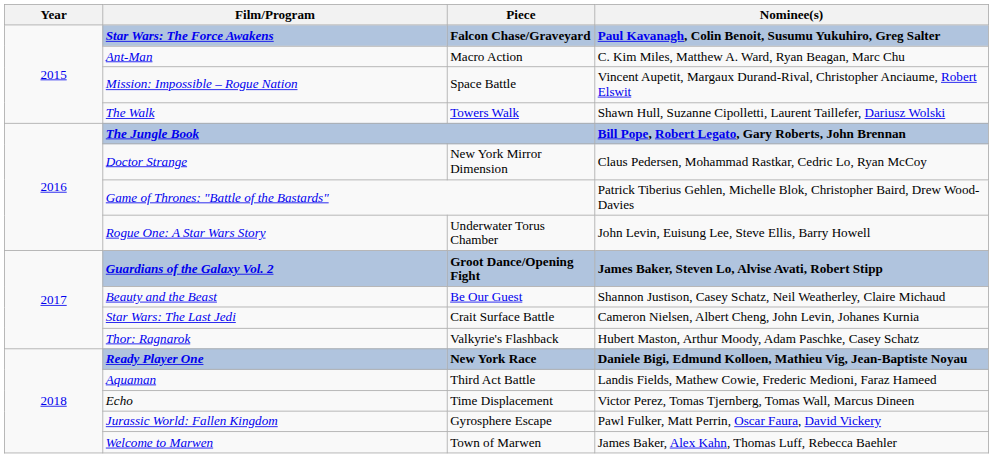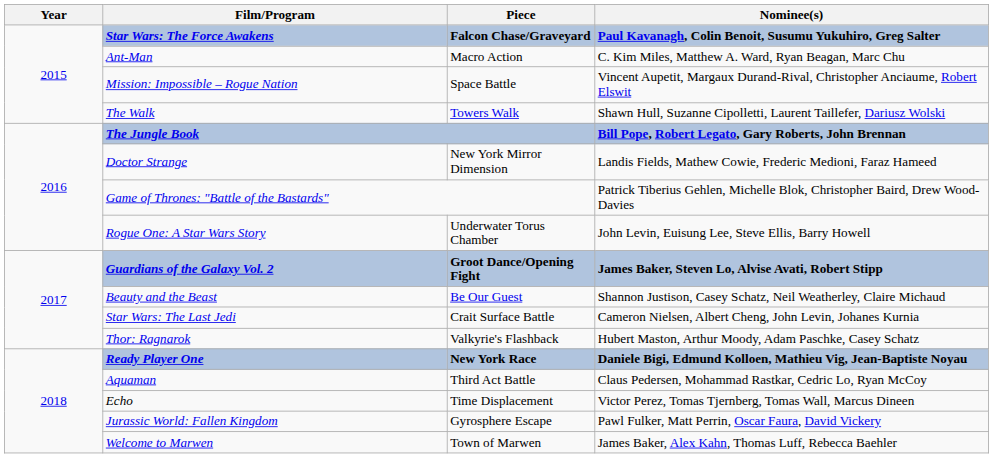(762, 161) Claus Pedersen, Mohammad Rastkar, Cedric Lo, Ryan McCoy -> (767, 161) Landis Fields, Mathew Cowie, Frederic Medioni, Faraz Hameed
(767, 380) Landis Fields, Mathew Cowie, Frederic Medioni, Faraz Hameed -> (762, 380) Claus Pedersen, Mohammad Rastkar, Cedric Lo, Ryan McCoy
